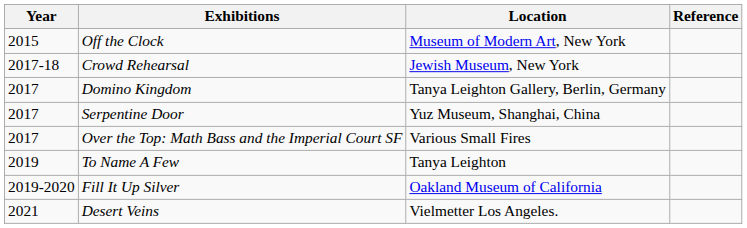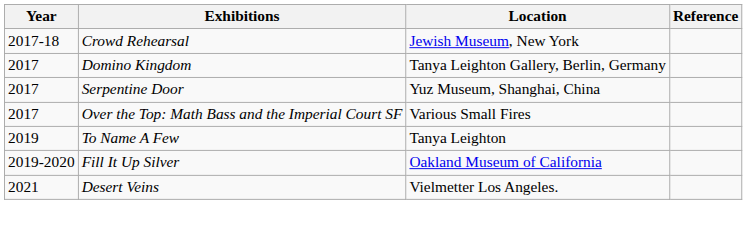- row: (123, 41)
